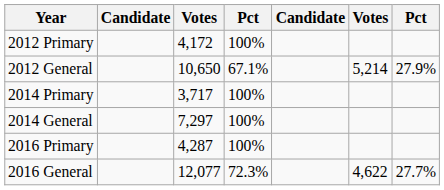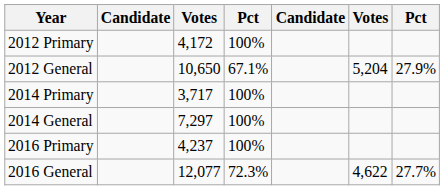(370, 69) 5,214 -> (370, 69) 5,204
(195, 146) 4,287 -> (195, 146) 4,237
